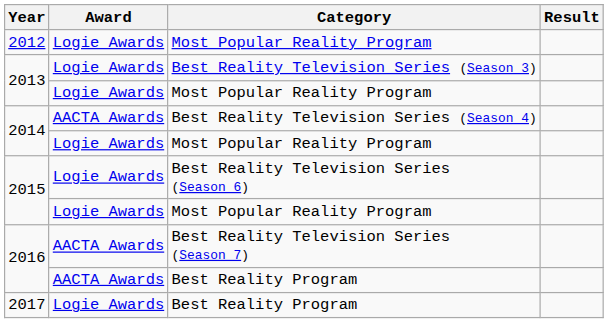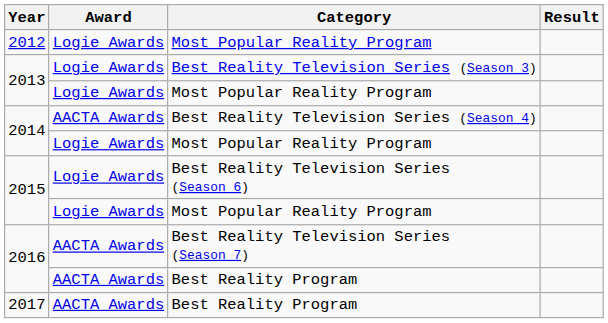(108, 305) Logie Awards -> (108, 305) AACTA Awards
